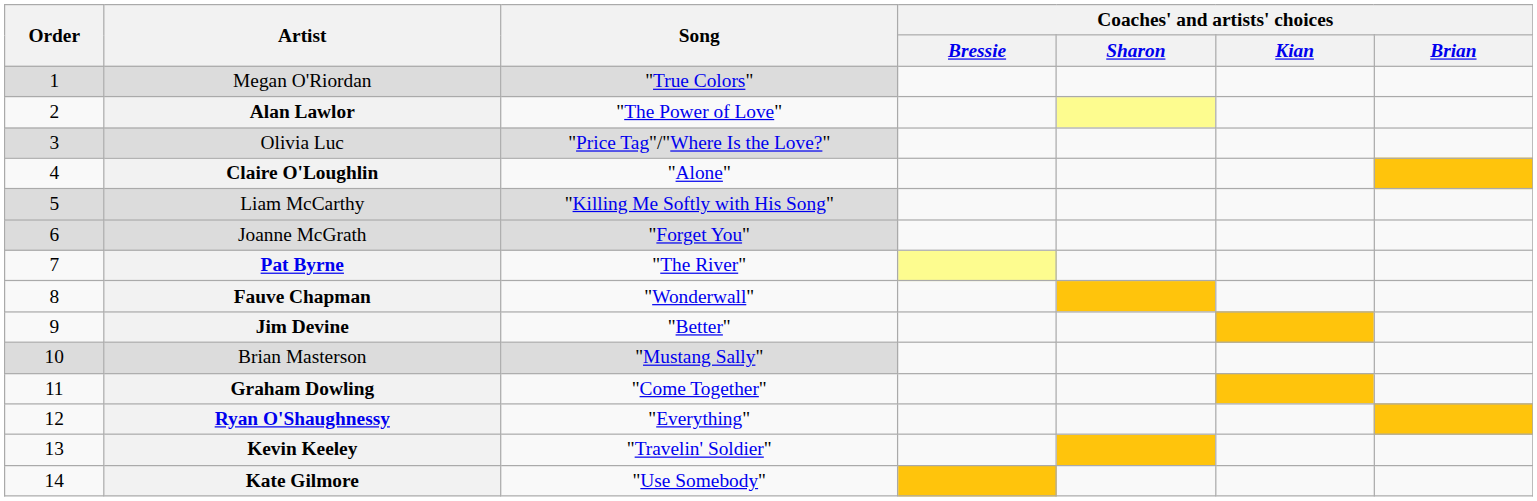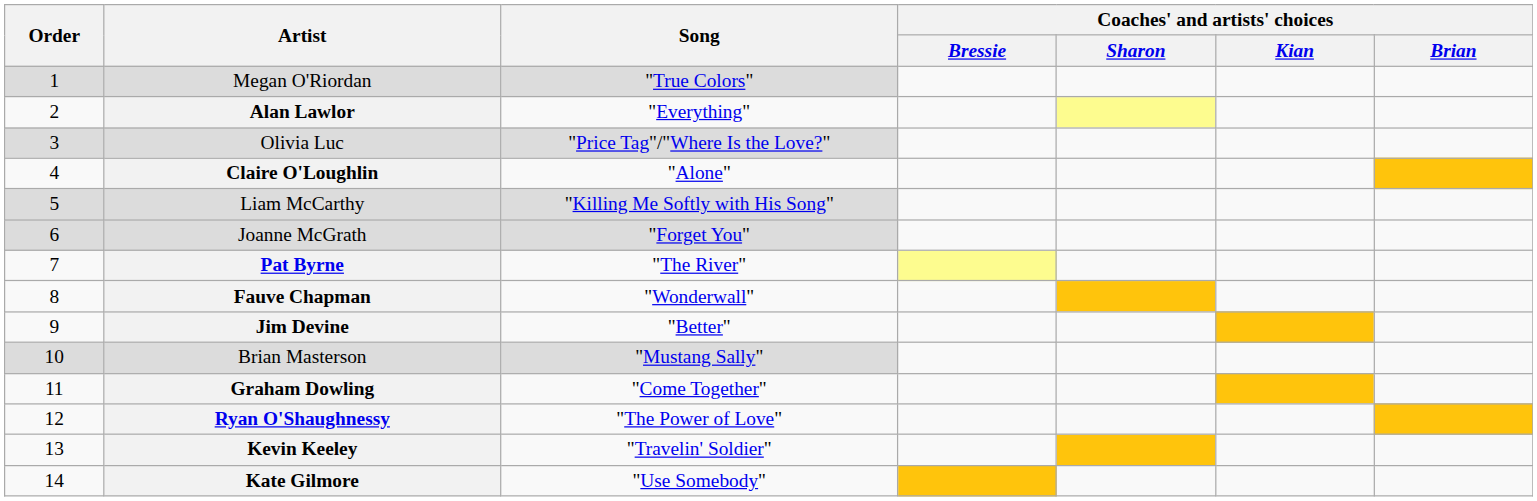(699, 111) "The Power of Love" -> (699, 111) "Everything"
(699, 419) "Everything" -> (699, 419) "The Power of Love"
